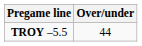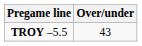(105, 31) 44 -> (105, 31) 43
